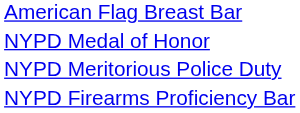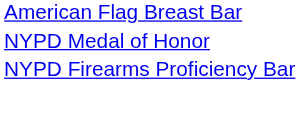- row: (143, 69)
